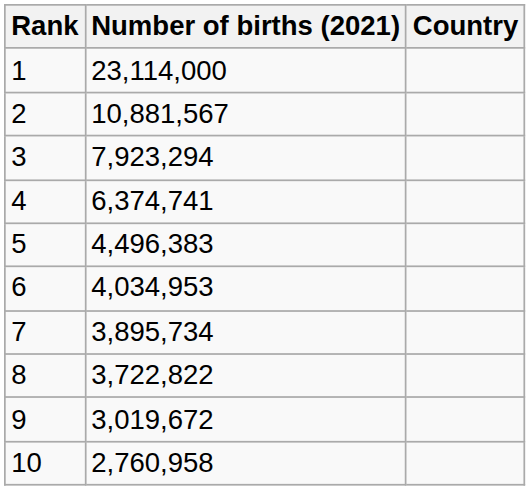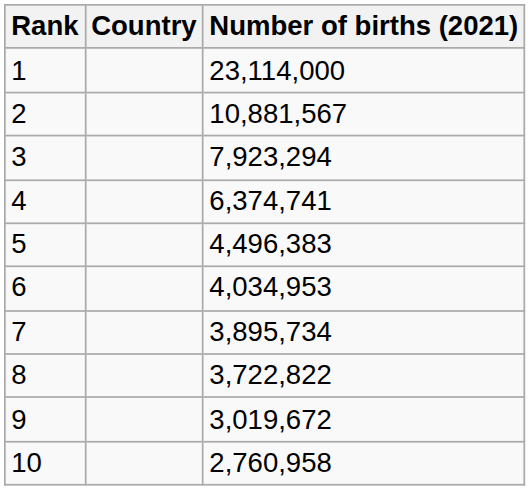columns swapped: (466, 26) <-> (246, 26)
